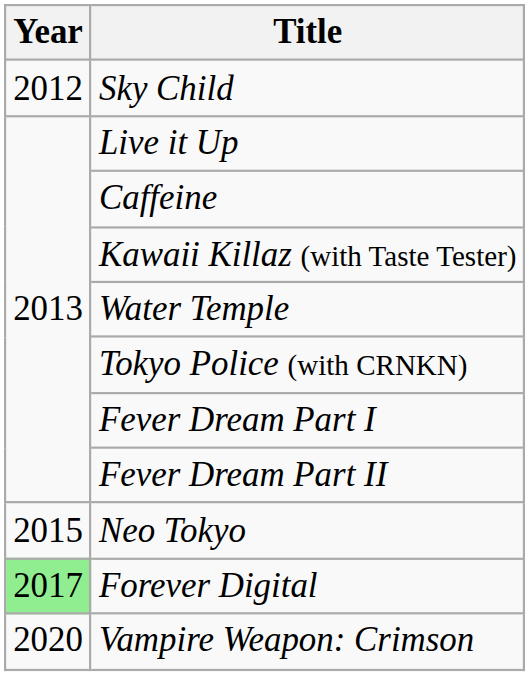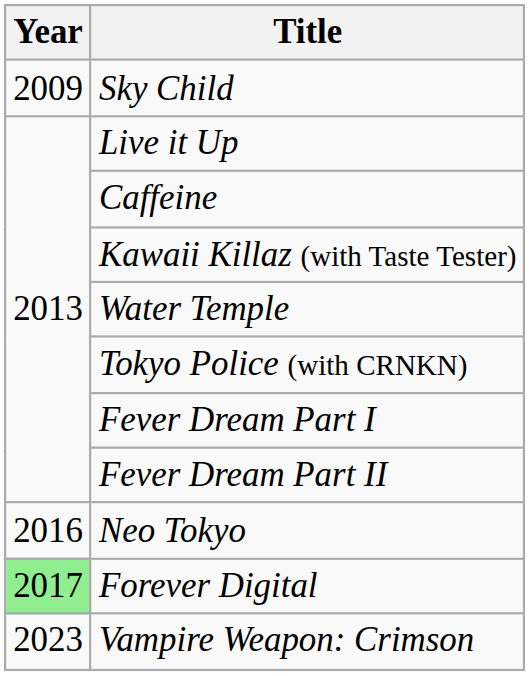(48, 87) 2012 -> (48, 87) 2009
(48, 530) 2015 -> (48, 530) 2016
(48, 640) 2020 -> (48, 640) 2023
